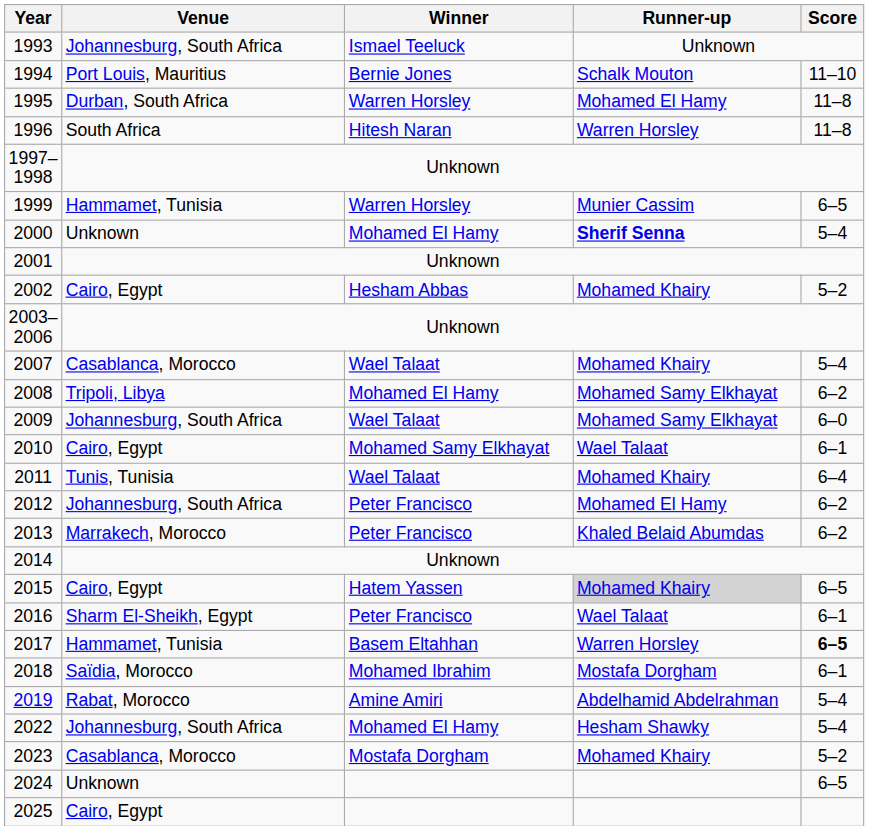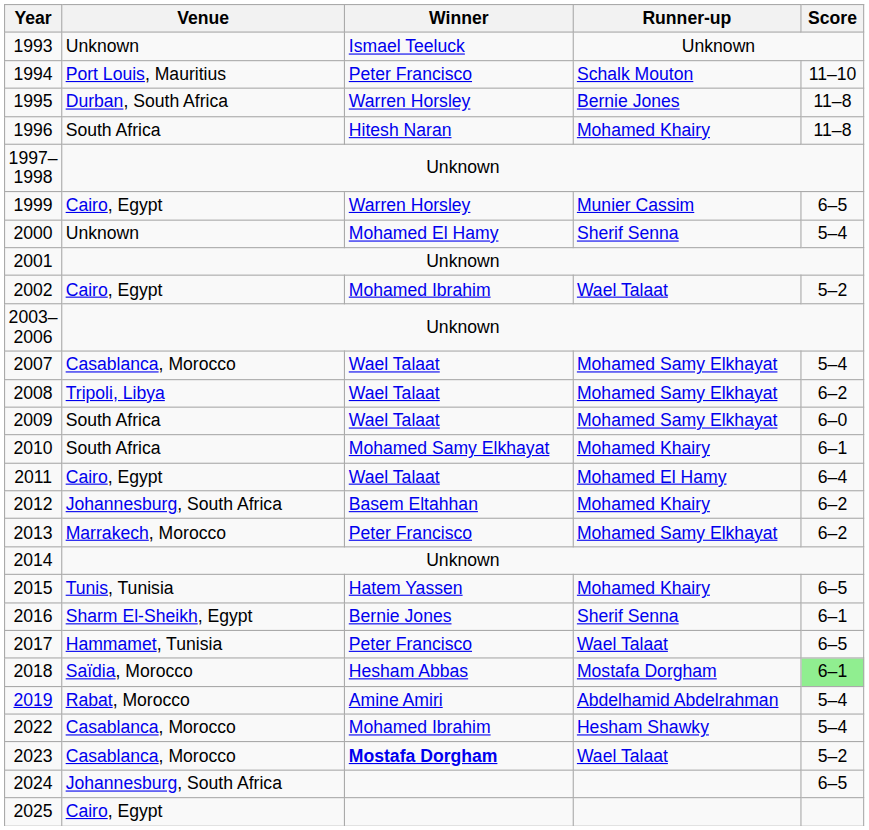(174, 46) Johannesburg, South Africa -> (102, 46) Unknown
(400, 74) Bernie Jones -> (410, 74) Peter Francisco
(652, 102) Mohamed El Hamy -> (628, 102) Bernie Jones
(638, 130) Warren Horsley -> (643, 130) Mohamed Khairy
(144, 205) Hammamet, Tunisia -> (114, 205) Cairo, Egypt
(631, 233) bold -> (628, 233) normal
(408, 289) Hesham Abbas -> (420, 289) Mohamed Ibrahim
(643, 289) Mohamed Khairy -> (622, 289) Wael Talaat
(643, 365) Mohamed Khairy -> (677, 365) Mohamed Samy Elkhayat
(424, 393) Mohamed El Hamy -> (394, 393) Wael Talaat
(174, 420) Johannesburg, South Africa -> (113, 420) South Africa
(114, 448) Cairo, Egypt -> (113, 448) South Africa
(622, 448) Wael Talaat -> (643, 448) Mohamed Khairy
(120, 476) Tunis, Tunisia -> (114, 476) Cairo, Egypt
(643, 476) Mohamed Khairy -> (652, 476) Mohamed El Hamy
(410, 504) Peter Francisco -> (413, 504) Basem Eltahhan
(652, 504) Mohamed El Hamy -> (643, 504) Mohamed Khairy
(670, 532) Khaled Belaid Abumdas -> (677, 532) Mohamed Samy Elkhayat
(114, 588) Cairo, Egypt -> (120, 588) Tunis, Tunisia
(643, 588) lightgrey background -> (643, 588) no background
(410, 616) Peter Francisco -> (400, 616) Bernie Jones
(622, 616) Wael Talaat -> (628, 616) Sherif Senna
(413, 644) Basem Eltahhan -> (410, 644) Peter Francisco
(638, 644) Warren Horsley -> (622, 644) Wael Talaat
(832, 644) bold -> (832, 644) normal
(420, 672) Mohamed Ibrahim -> (408, 672) Hesham Abbas
(832, 672) no background -> (832, 672) lightgreen background
(174, 727) Johannesburg, South Africa -> (151, 727) Casablanca, Morocco
(424, 727) Mohamed El Hamy -> (420, 727) Mohamed Ibrahim
(419, 755) normal -> (423, 755) bold
(643, 755) Mohamed Khairy -> (622, 755) Wael Talaat
(102, 783) Unknown -> (174, 783) Johannesburg, South Africa
